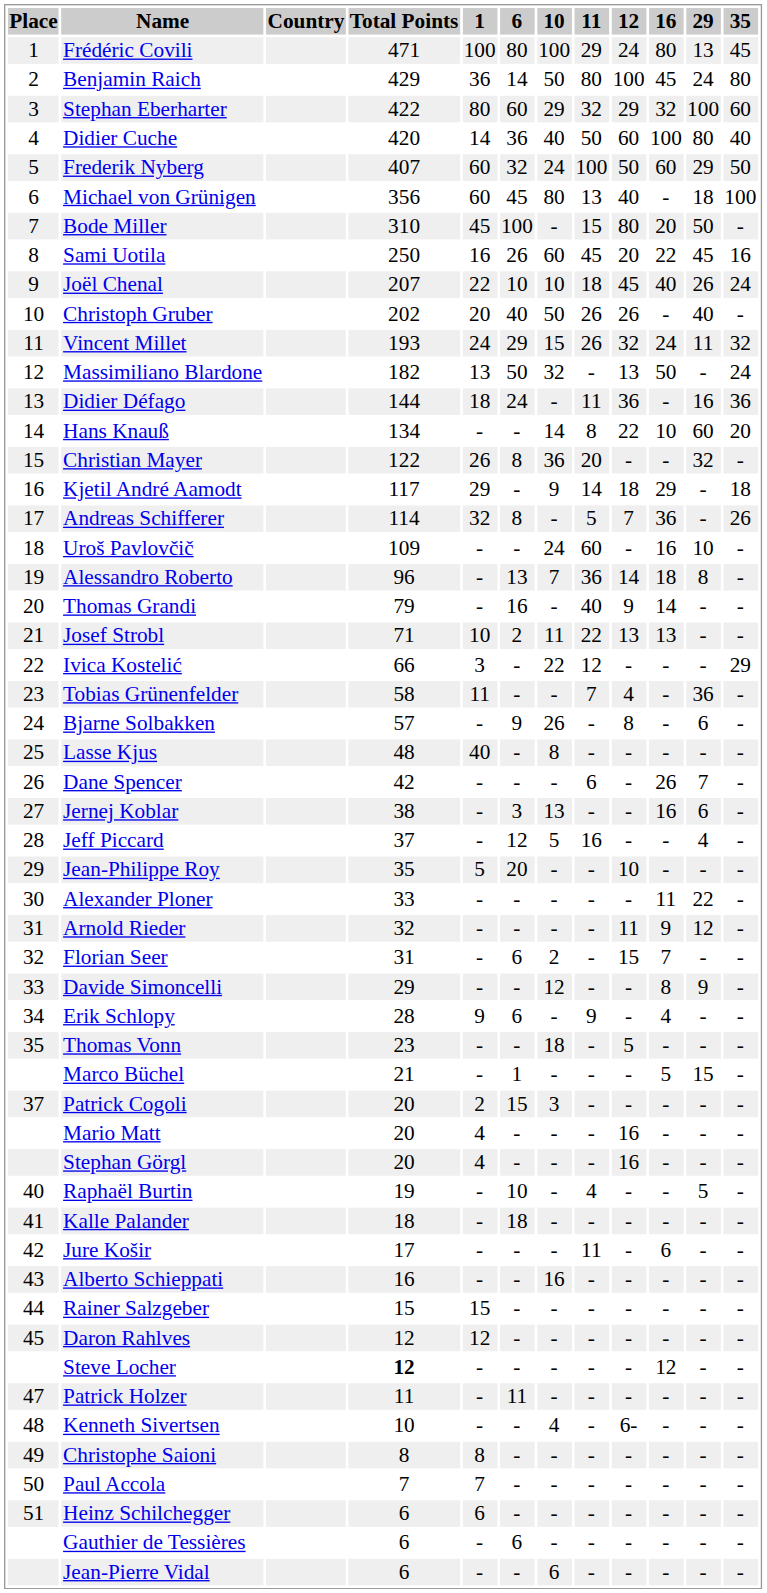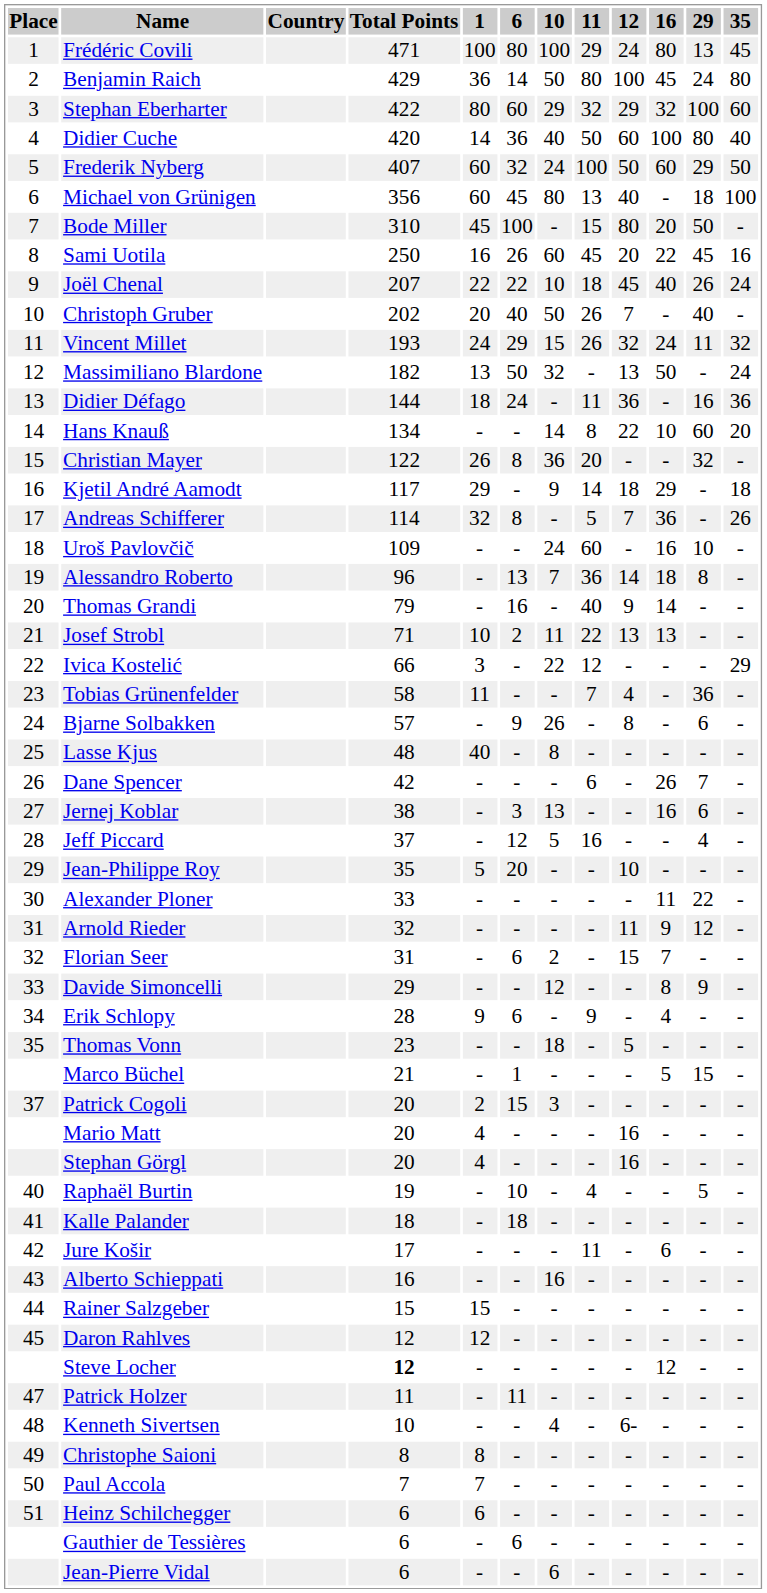(517, 284) 10 -> (517, 284) 22
(629, 313) 26 -> (629, 313) 7
